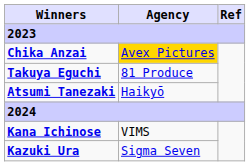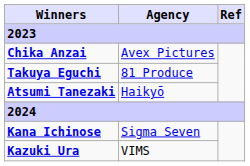(168, 53) gold background -> (168, 53) no background
(135, 131) VIMS -> (161, 131) Sigma Seven
(161, 151) Sigma Seven -> (135, 151) VIMS
